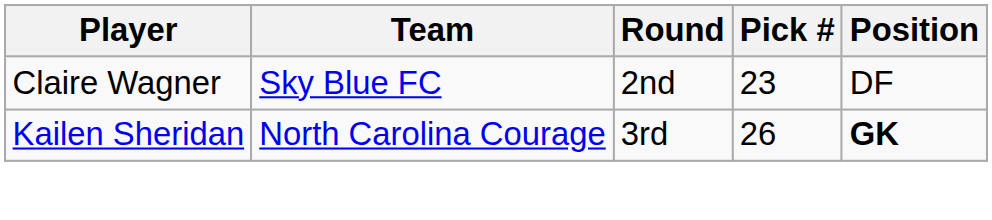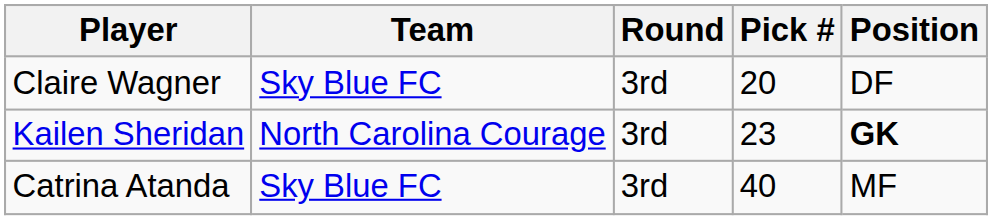(648, 82) 2nd -> (645, 82) 3rd
(758, 82) 23 -> (758, 82) 20
(758, 134) 26 -> (758, 134) 23
+ row: (121, 186)
